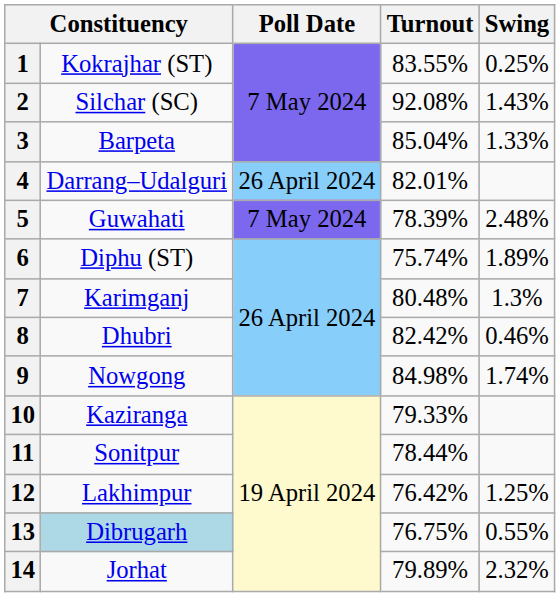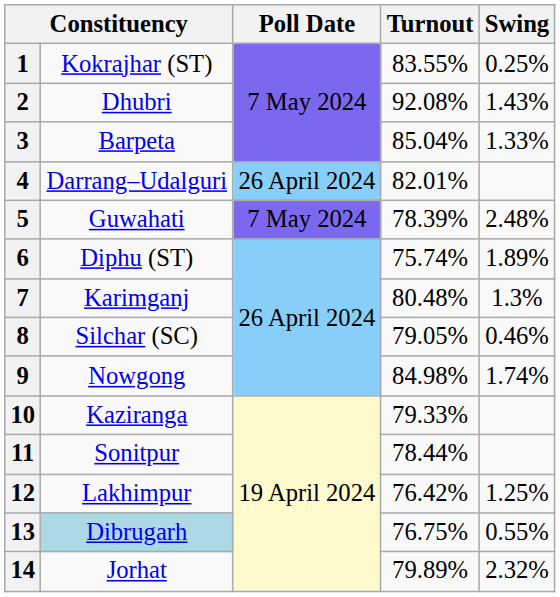(137, 102) Silchar (SC) -> (137, 102) Dhubri
(137, 336) Dhubri -> (137, 336) Silchar (SC)
(430, 336) 82.42% -> (430, 336) 79.05%
